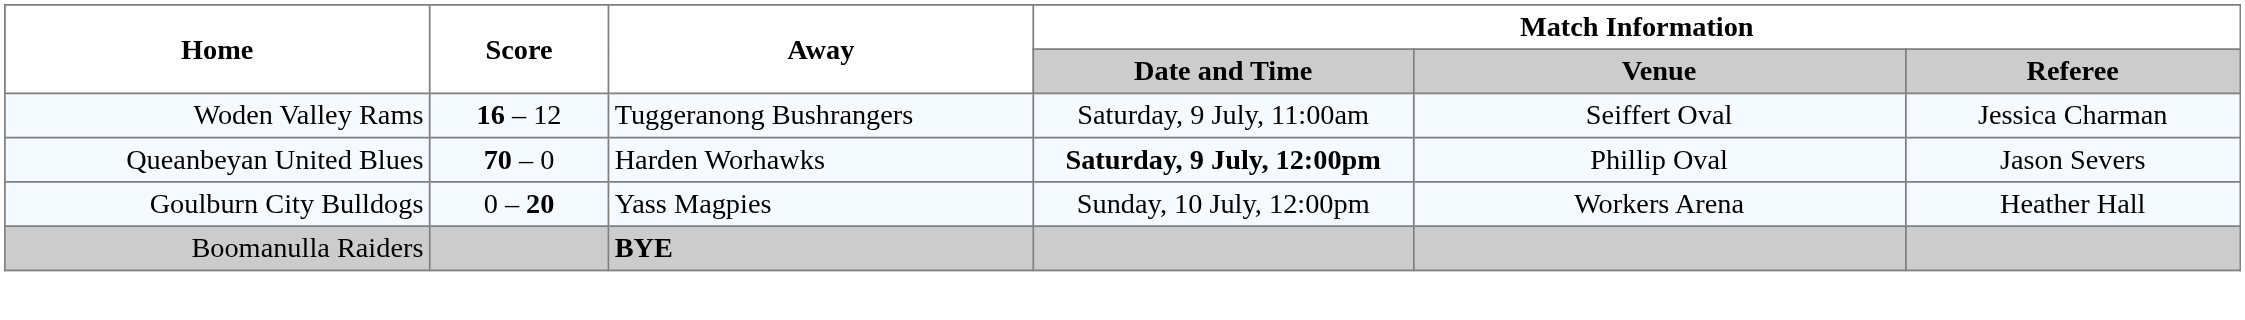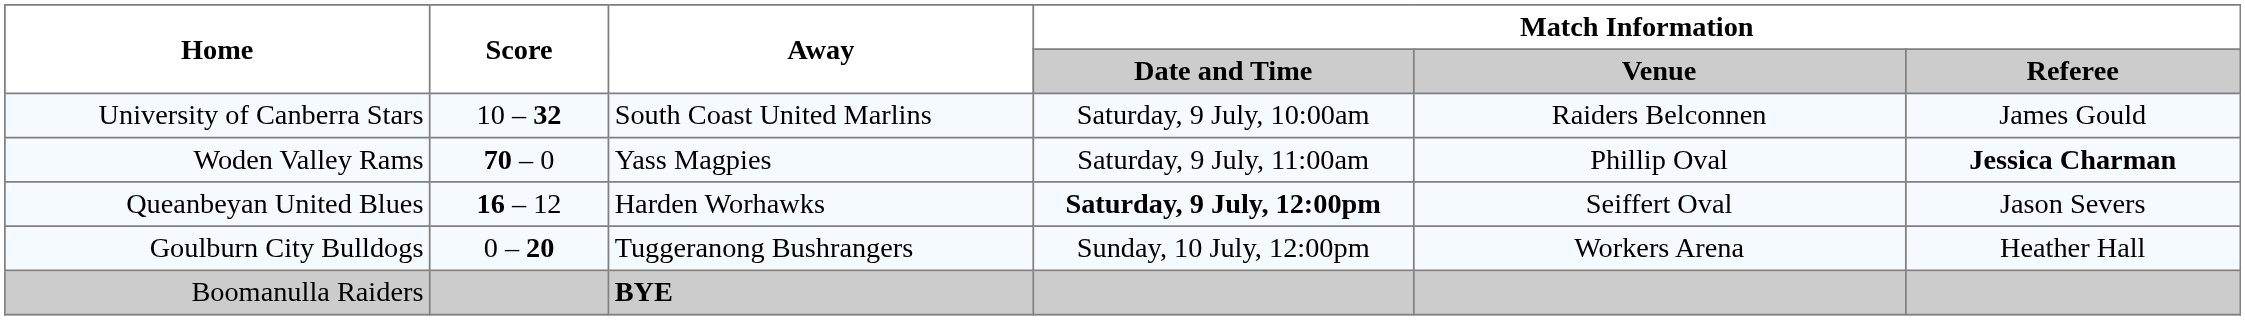+ row: (261, 115)
(519, 115) 16 – 12 -> (519, 159) 70 – 0
(764, 115) Tuggeranong Bushrangers -> (693, 159) Yass Magpies
(1659, 115) Seiffert Oval -> (1659, 159) Phillip Oval
(2073, 115) normal -> (2073, 159) bold
(519, 159) 70 – 0 -> (519, 203) 16 – 12
(1659, 159) Phillip Oval -> (1659, 203) Seiffert Oval
(693, 203) Yass Magpies -> (764, 247) Tuggeranong Bushrangers
